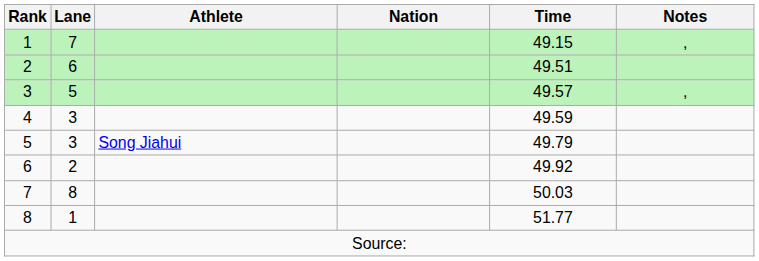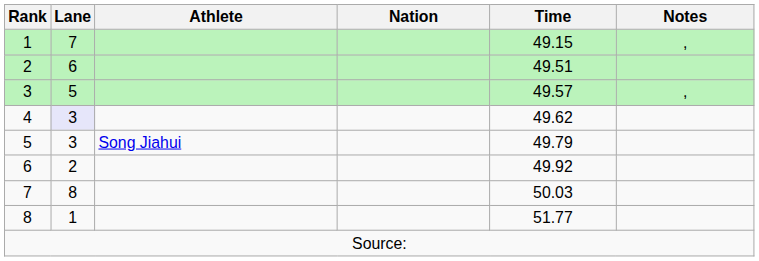(73, 117) no background -> (73, 117) lavender background
(553, 117) 49.59 -> (553, 117) 49.62
